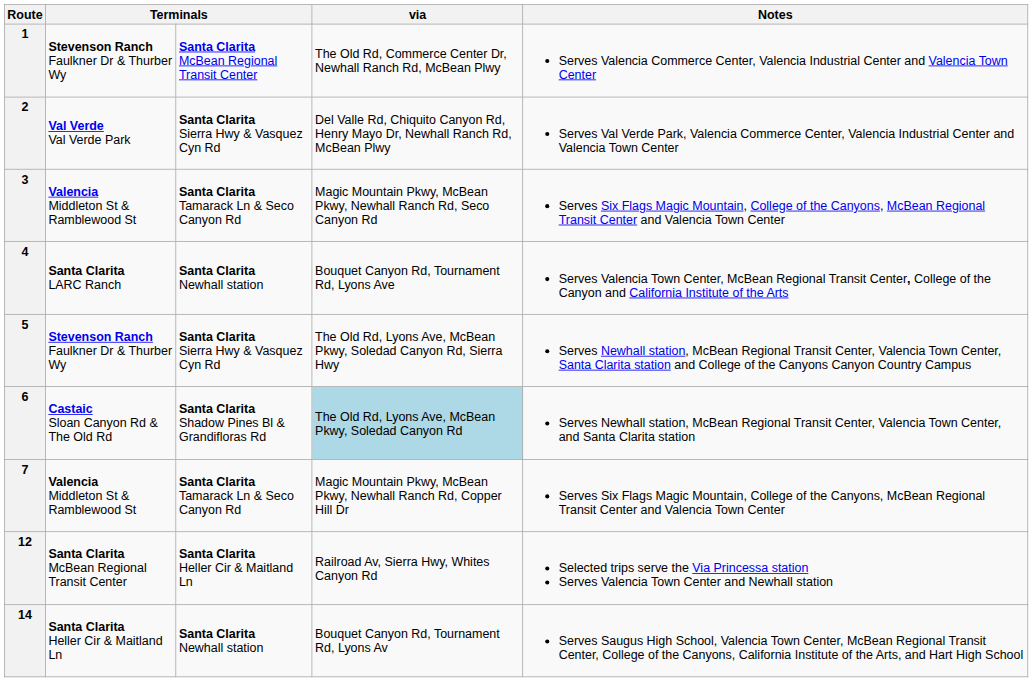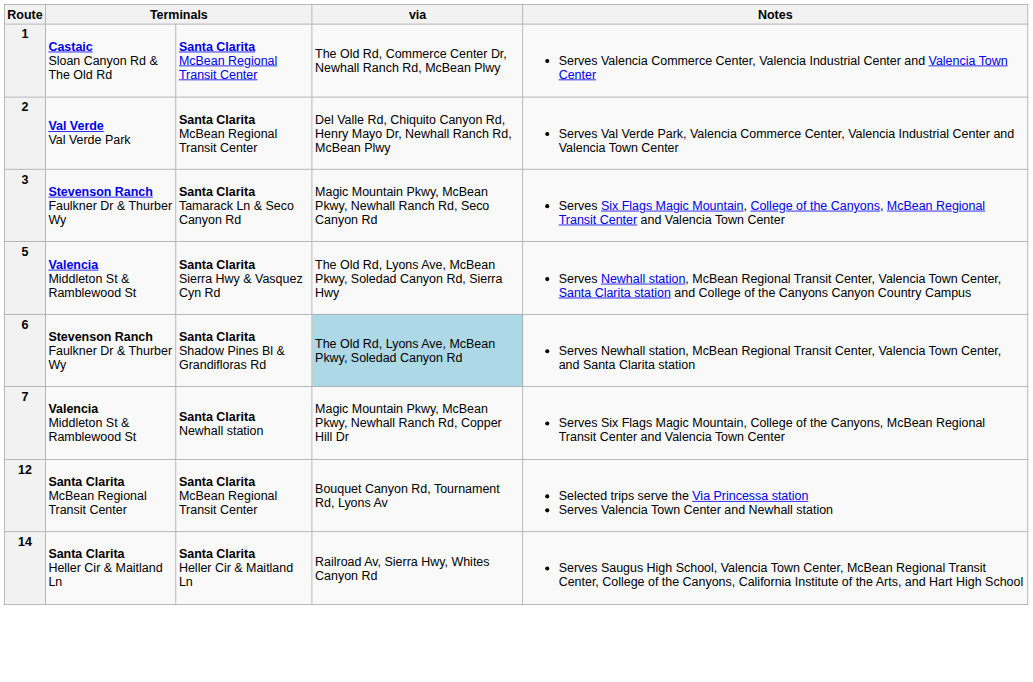(110, 61) Stevenson Ranch Faulkner Dr & Thurber Wy -> (103, 61) Castaic Sloan Canyon Rd & The Old Rd
(241, 133) Santa Clarita Sierra Hwy & Vasquez Cyn Rd -> (228, 133) Santa Clarita McBean Regional Transit Center
(92, 206) Valencia Middleton St & Ramblewood St -> (110, 206) Stevenson Ranch Faulkner Dr & Thurber Wy
- row: (25, 252)
(110, 351) Stevenson Ranch Faulkner Dr & Thurber Wy -> (92, 278) Valencia Middleton St & Ramblewood St
(103, 423) Castaic Sloan Canyon Rd & The Old Rd -> (110, 351) Stevenson Ranch Faulkner Dr & Thurber Wy
(236, 496) Santa Clarita Tamarack Ln & Seco Canyon Rd -> (221, 423) Santa Clarita Newhall station
(236, 568) Santa Clarita Heller Cir & Maitland Ln -> (228, 496) Santa Clarita McBean Regional Transit Center
(402, 568) Railroad Av, Sierra Hwy, Whites Canyon Rd -> (407, 496) Bouquet Canyon Rd, Tournament Rd, Lyons Av
(221, 641) Santa Clarita Newhall station -> (236, 568) Santa Clarita Heller Cir & Maitland Ln
(407, 641) Bouquet Canyon Rd, Tournament Rd, Lyons Av -> (402, 568) Railroad Av, Sierra Hwy, Whites Canyon Rd
